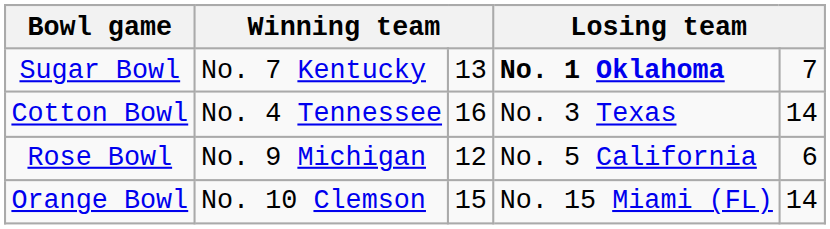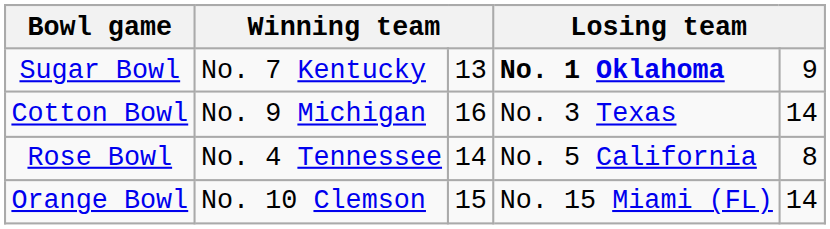(810, 70) 7 -> (810, 70) 9
(321, 114) No. 4 Tennessee -> (313, 114) No. 9 Michigan
(313, 158) No. 9 Michigan -> (321, 158) No. 4 Tennessee
(471, 158) 12 -> (471, 158) 14
(810, 158) 6 -> (810, 158) 8
